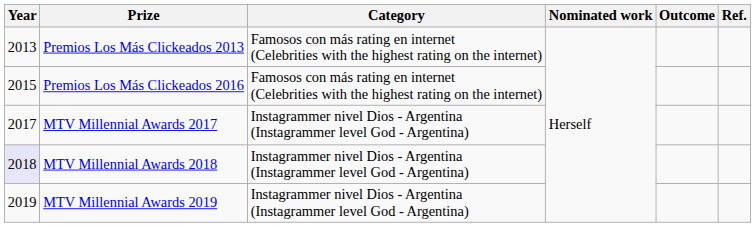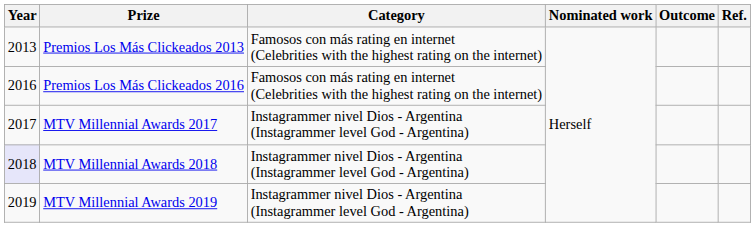(22, 85) 2015 -> (22, 85) 2016
